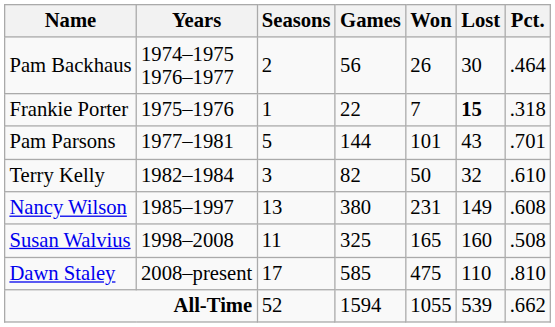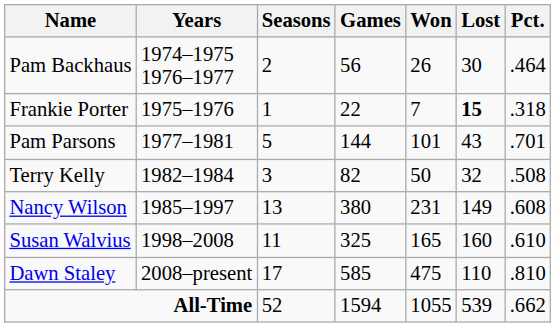(528, 175) .610 -> (528, 175) .508
(528, 240) .508 -> (528, 240) .610
